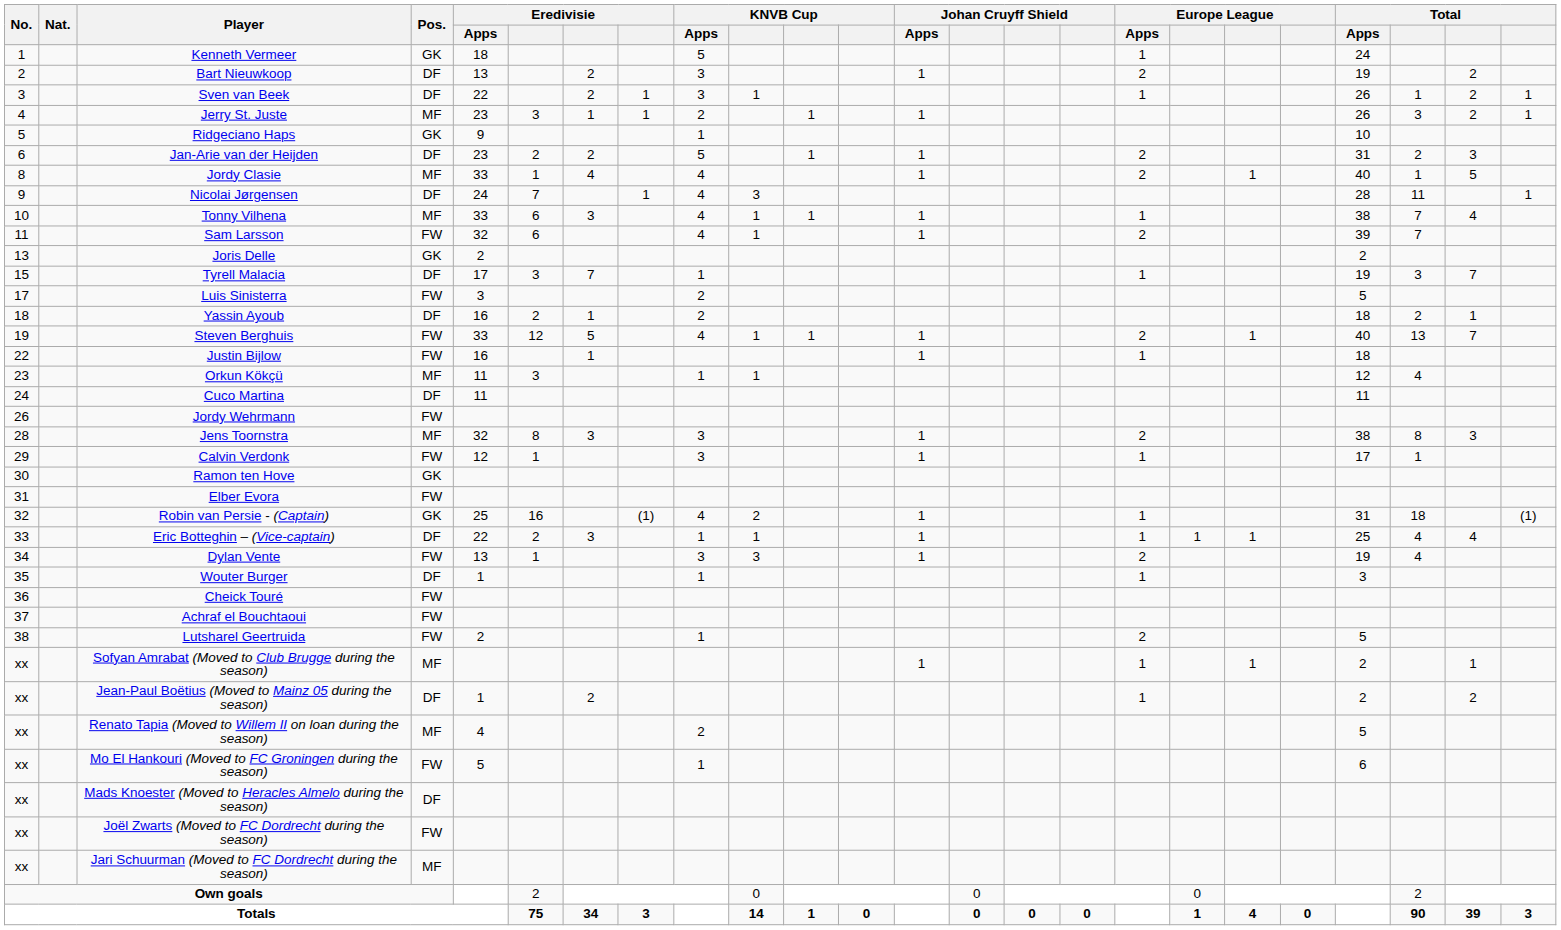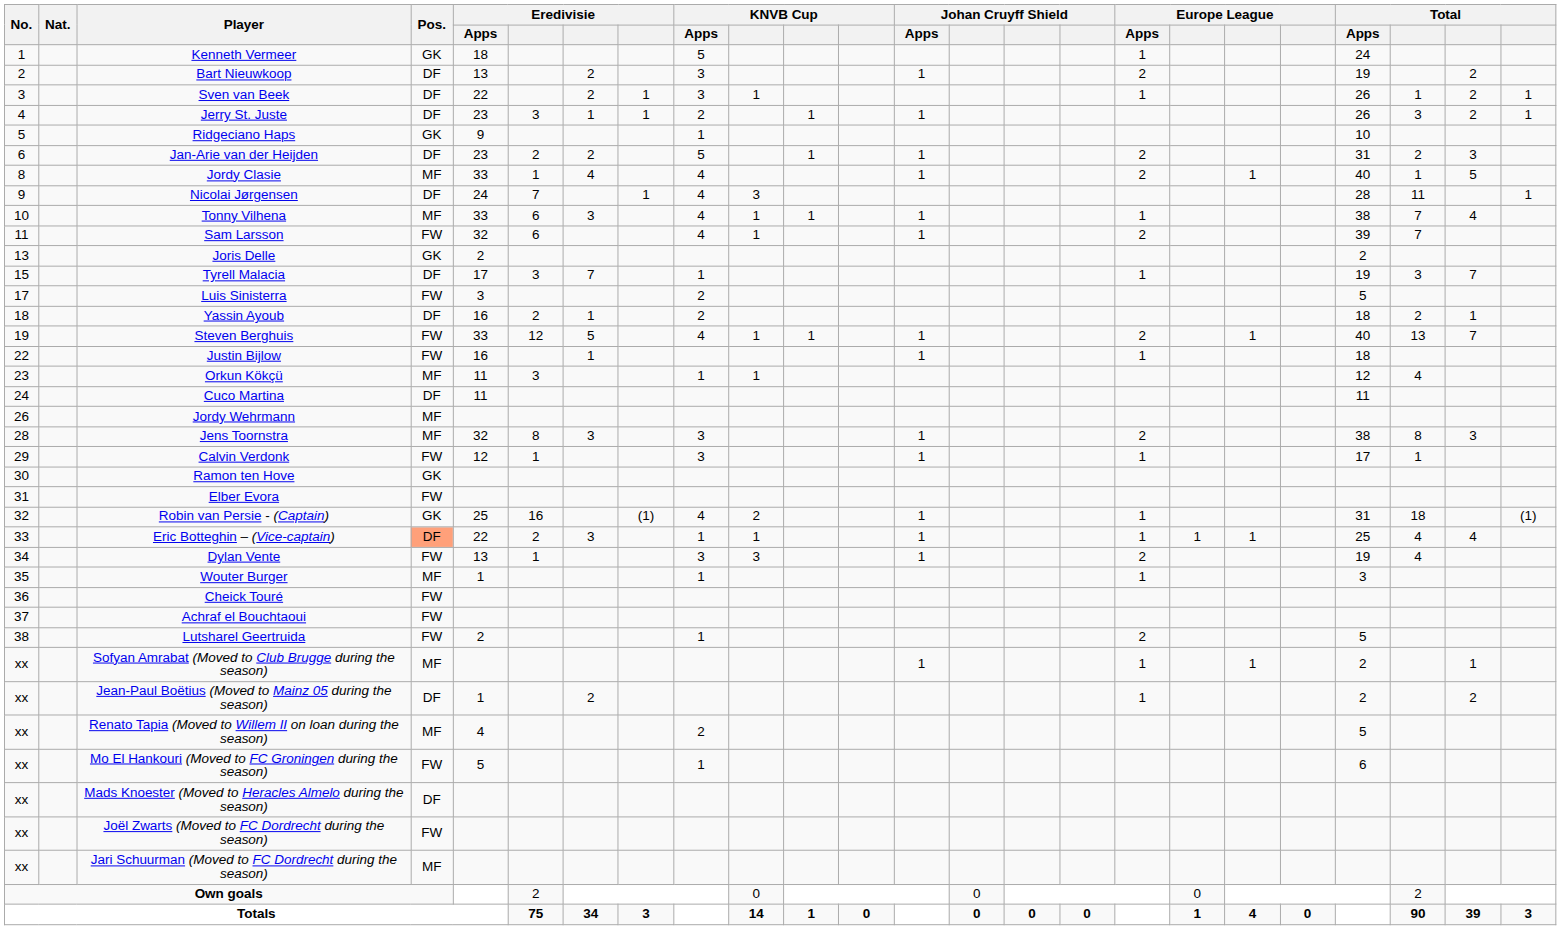(432, 114) MF -> (432, 114) DF
(432, 416) FW -> (432, 416) MF
(432, 536) no background -> (432, 536) lightsalmon background
(432, 576) DF -> (432, 576) MF
